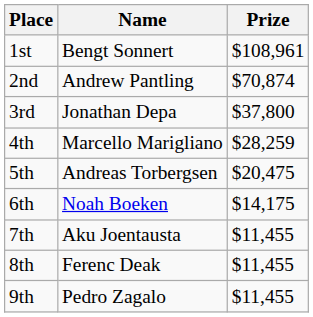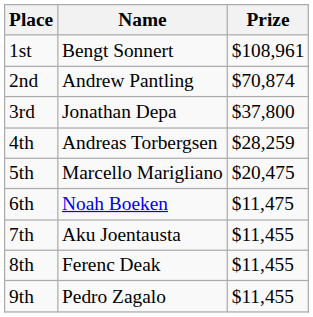(142, 142) Marcello Marigliano -> (140, 142) Andreas Torbergsen
(140, 173) Andreas Torbergsen -> (142, 173) Marcello Marigliano
(263, 204) $14,175 -> (263, 204) $11,475
